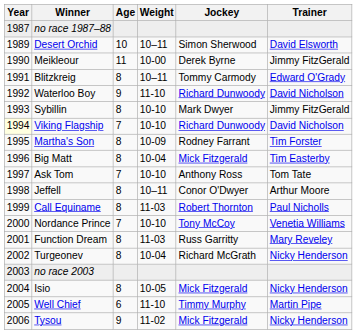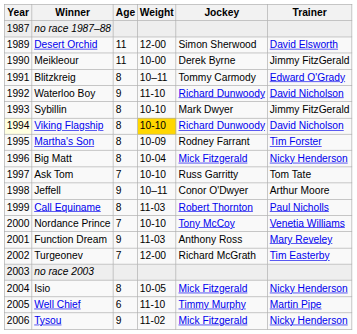(121, 45) 10 -> (121, 45) 11
(154, 45) 10–11 -> (153, 45) 12-00
(119, 126) 7 -> (119, 126) 8
(153, 126) no background -> (153, 126) gold background
(300, 158) Tim Easterby -> (309, 158) Nicky Henderson
(210, 175) Anthony Ross -> (208, 175) Russ Garritty
(119, 191) 8 -> (119, 191) 9
(119, 239) 8 -> (119, 239) 9
(208, 239) Russ Garritty -> (210, 239) Anthony Ross
(119, 256) 8 -> (119, 256) 7
(153, 256) 10-04 -> (153, 256) 12-00
(309, 256) Nicky Henderson -> (300, 256) Tim Easterby
